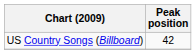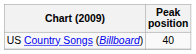(168, 40) 42 -> (168, 40) 40
